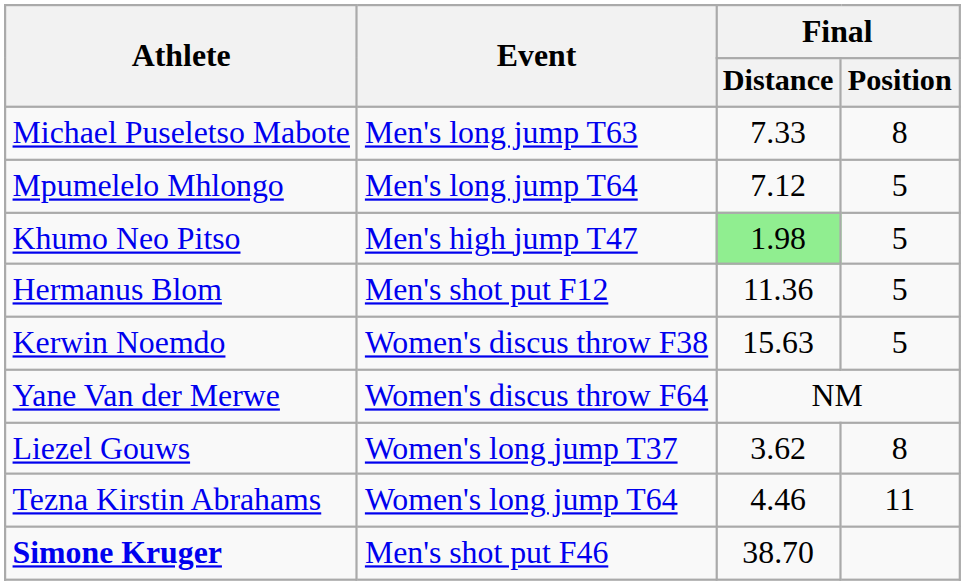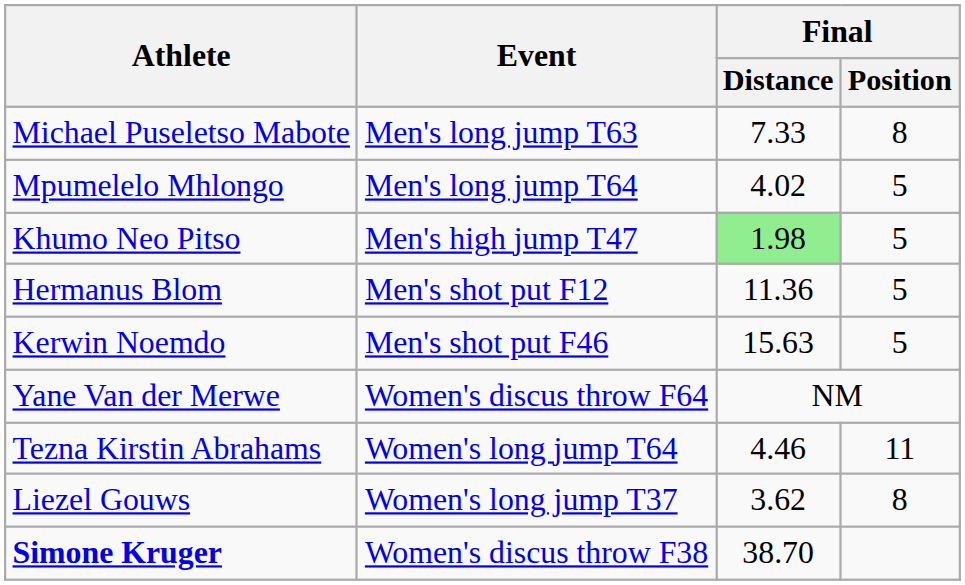(778, 185) 7.12 -> (778, 185) 4.02
(537, 343) Women's discus throw F38 -> (487, 343) Men's shot put F46
rows swapped: (101, 448) <-> (167, 500)
(487, 553) Men's shot put F46 -> (537, 553) Women's discus throw F38
